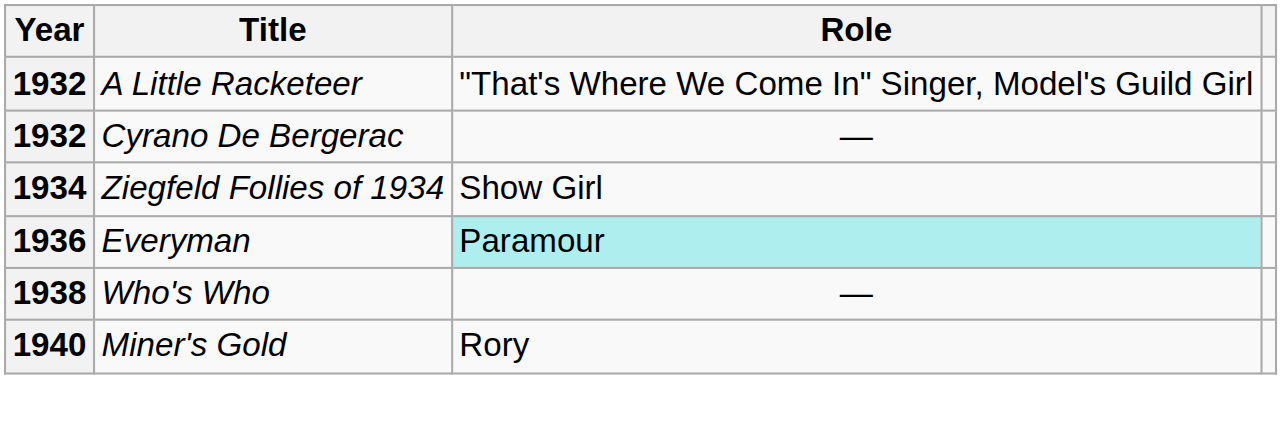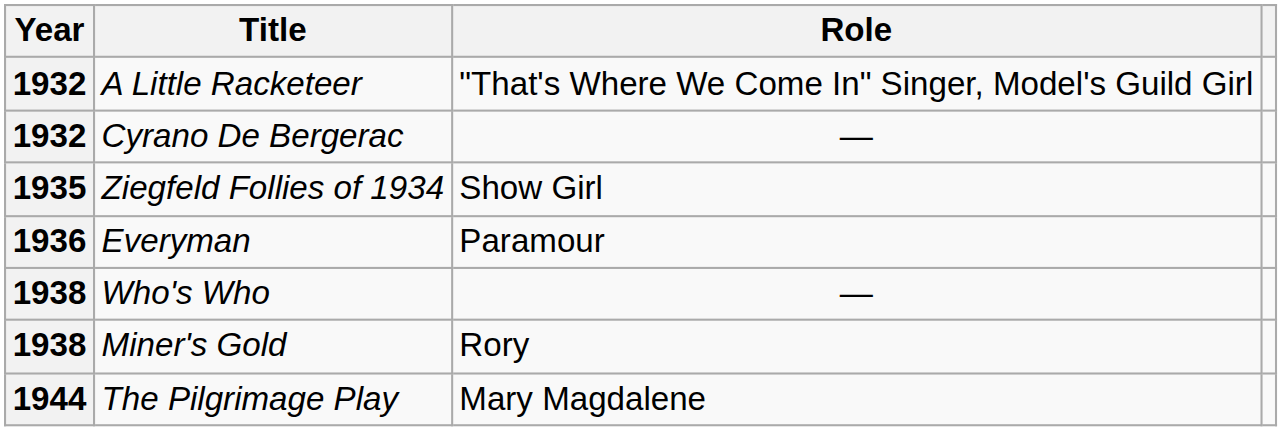(50, 188) 1934 -> (50, 188) 1935
(532, 240) paleturquoise background -> (532, 240) no background
(50, 345) 1940 -> (50, 345) 1938
+ row: (250, 398)
